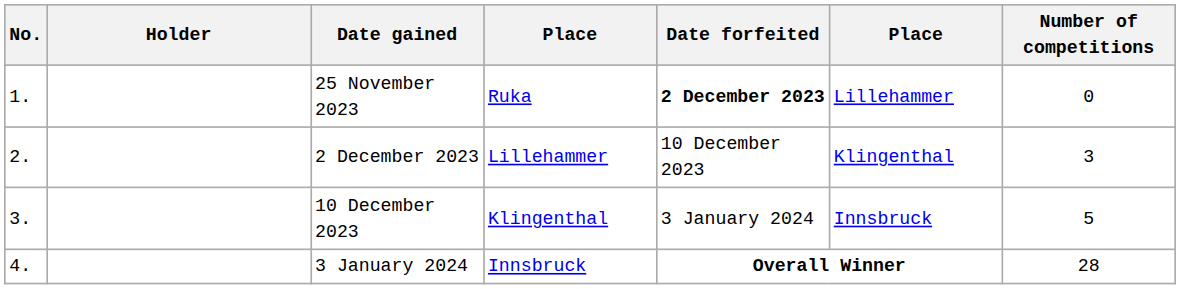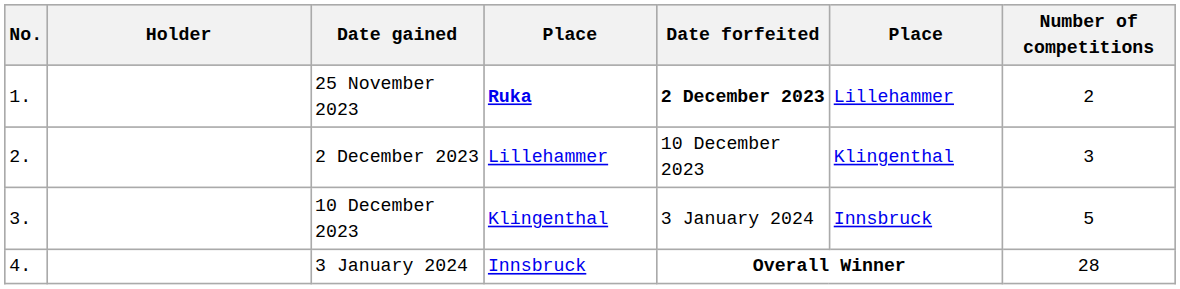(510, 97) normal -> (510, 97) bold
(1089, 97) 0 -> (1089, 97) 2
